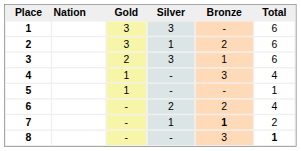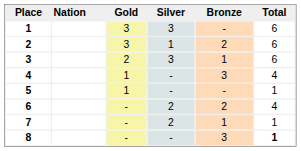(171, 122) 1 -> (171, 122) 2
(224, 122) bold -> (224, 122) normal
(274, 122) 2 -> (274, 122) 1
